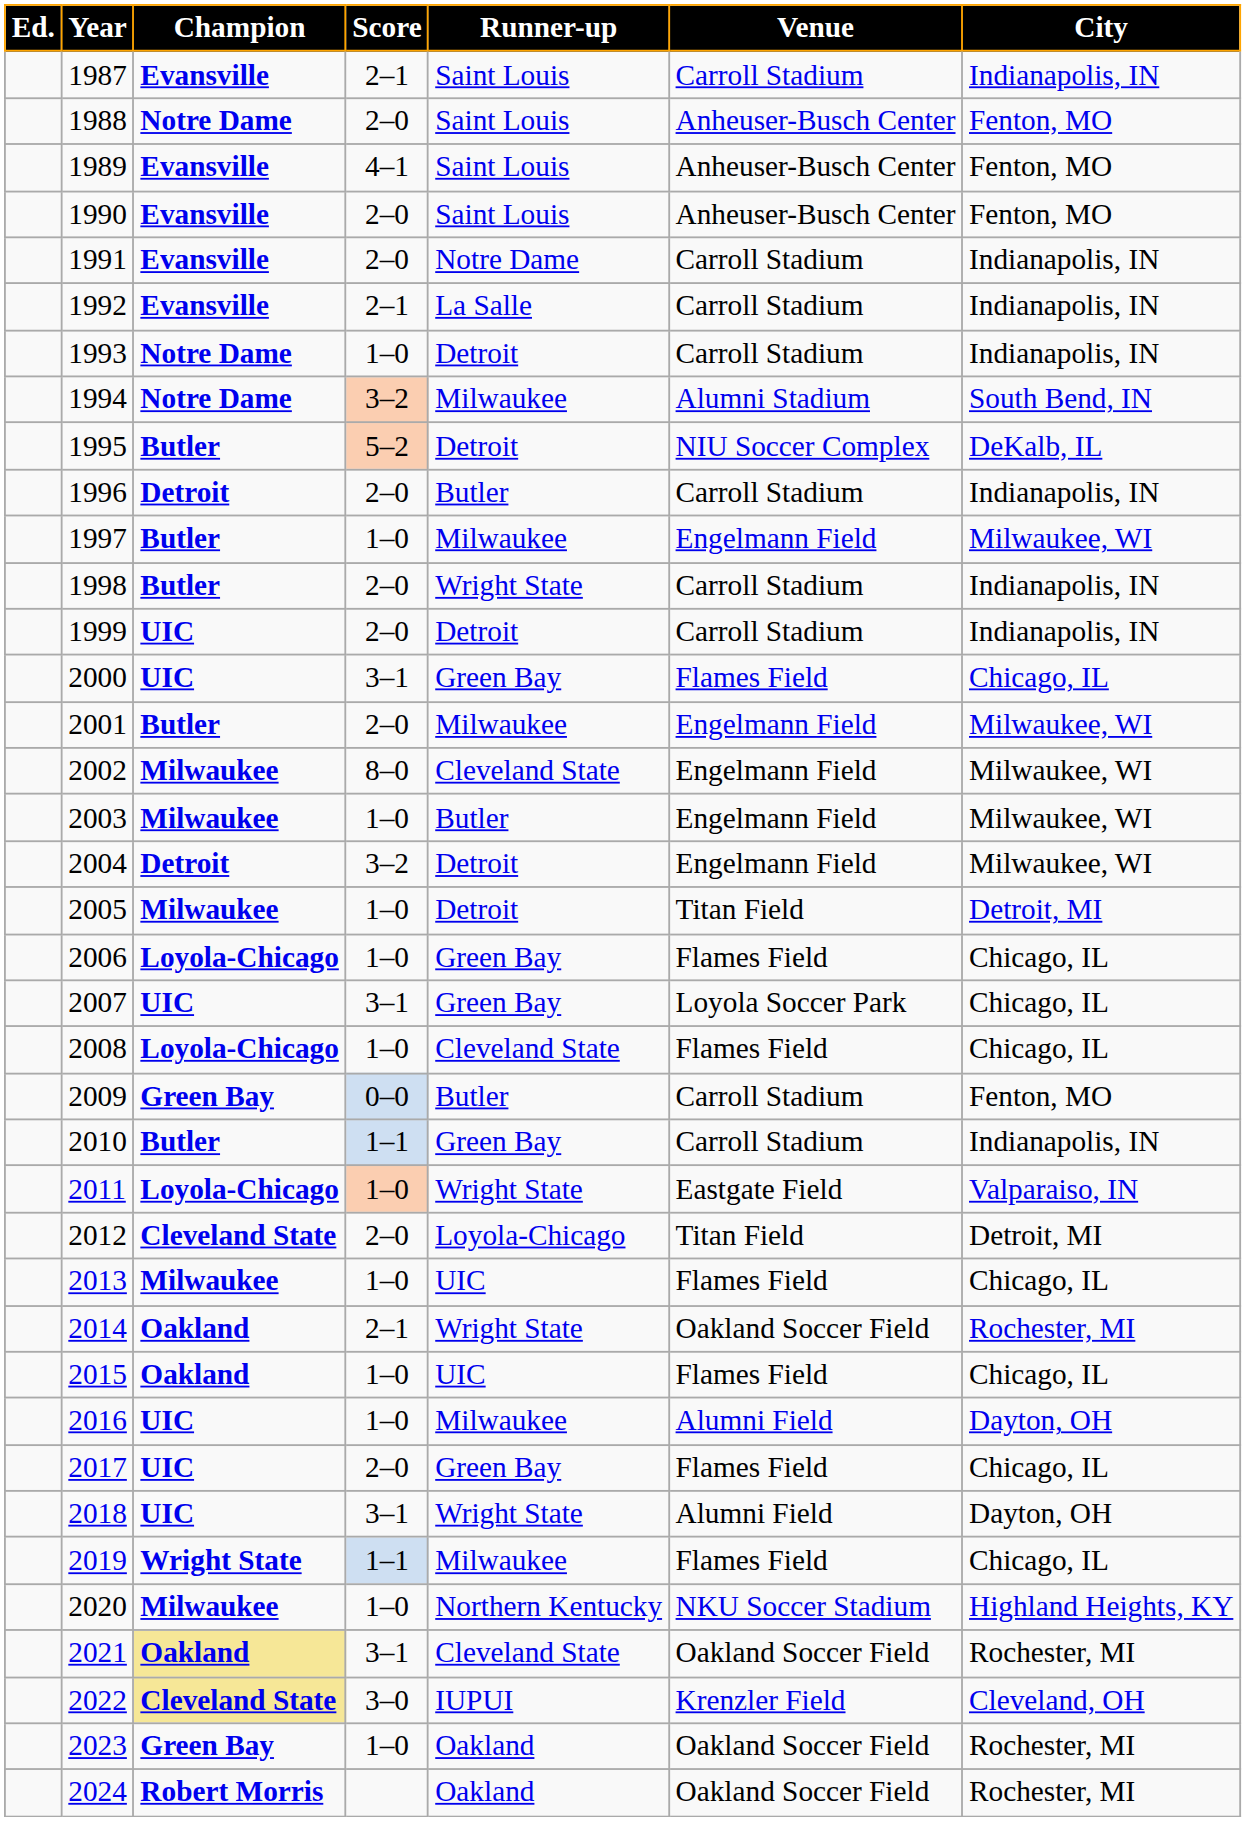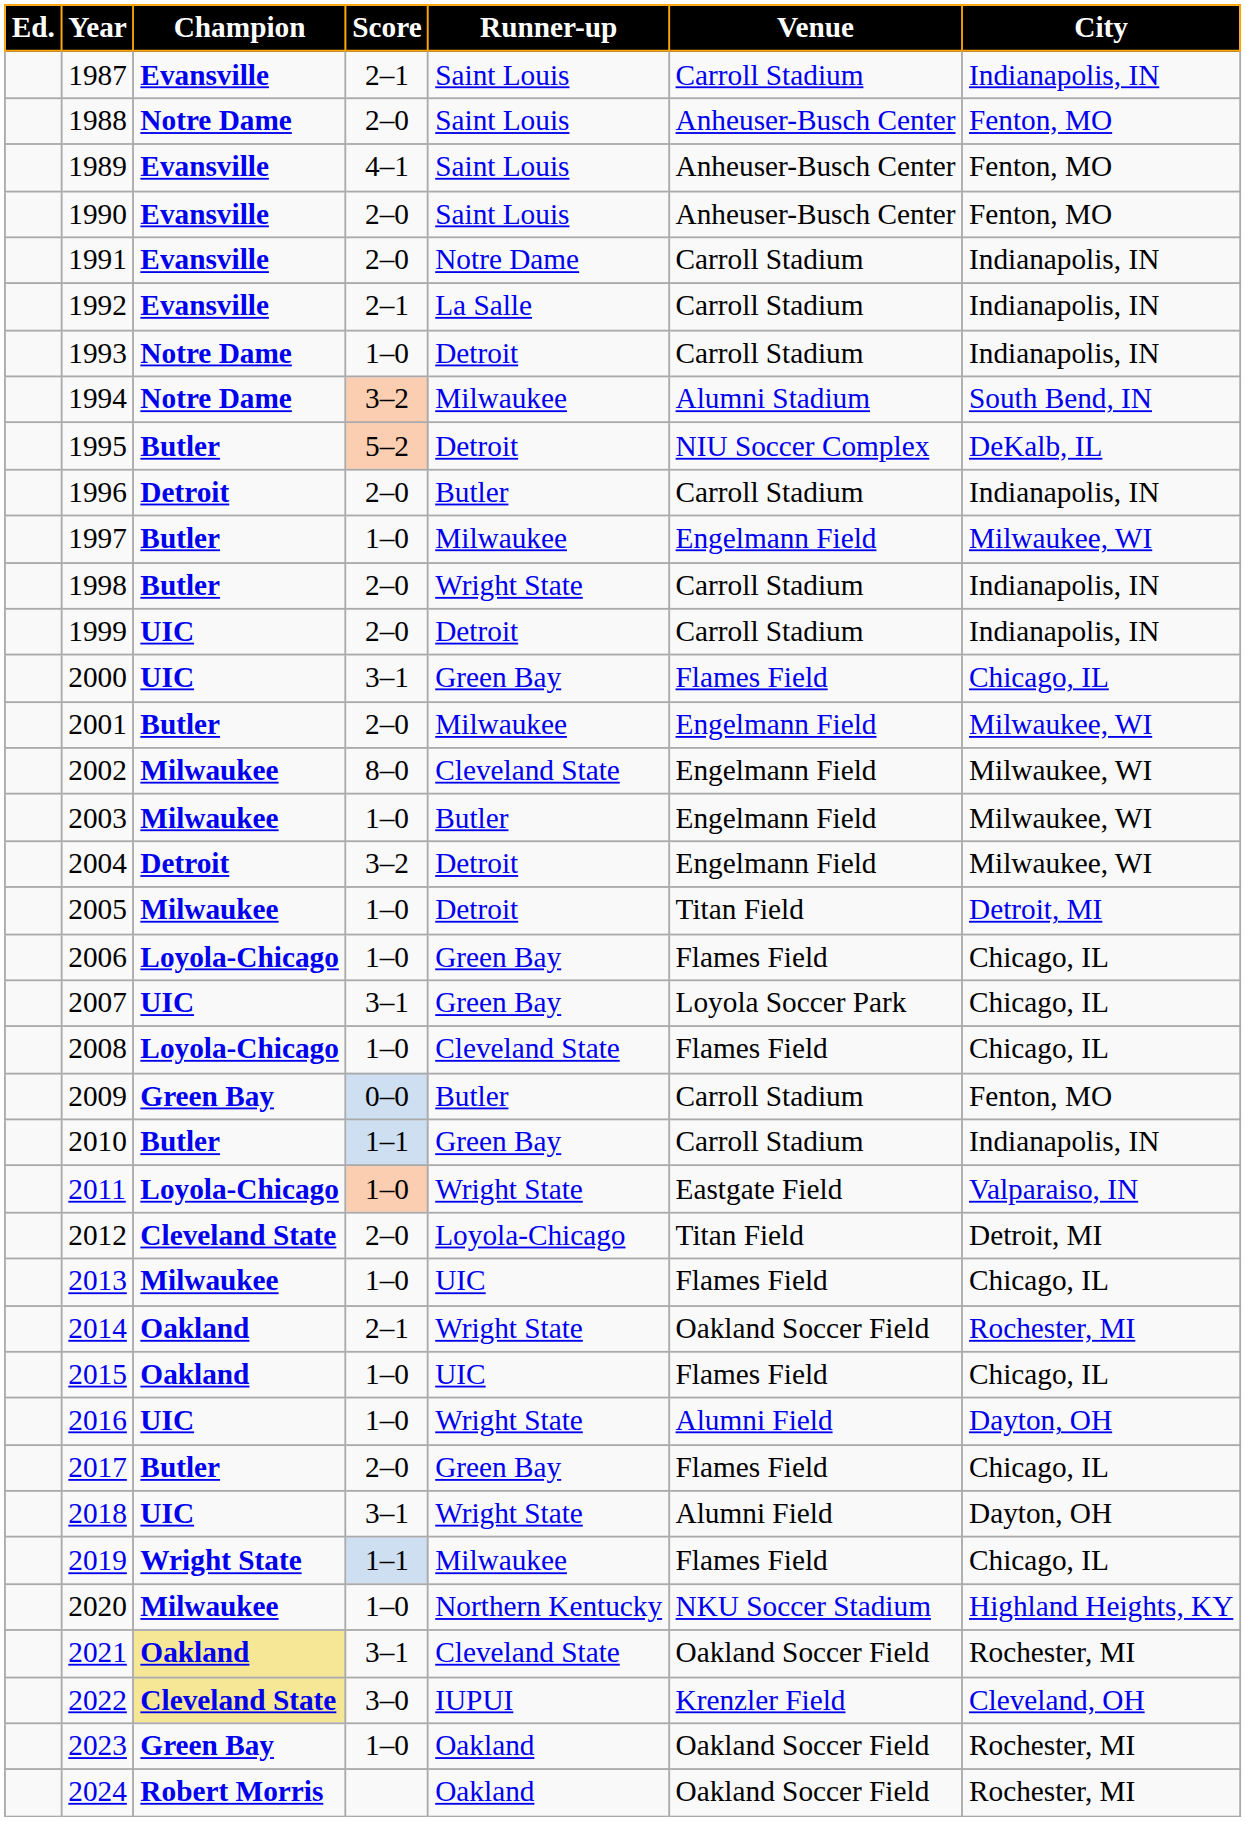(501, 1420) Milwaukee -> (509, 1420) Wright State
(167, 1467) UIC -> (180, 1467) Butler
